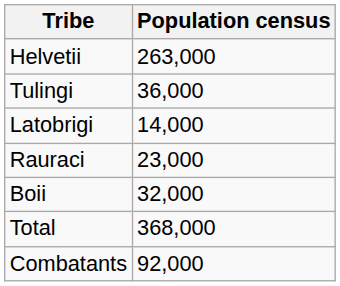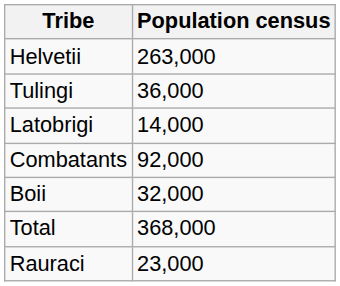rows swapped: (47, 159) <-> (68, 263)
